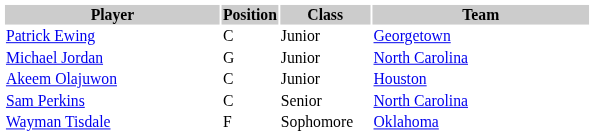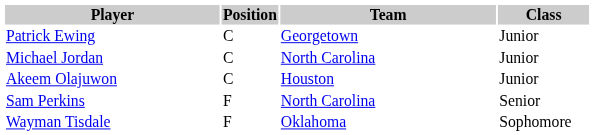columns swapped: (325, 14) <-> (481, 14)
(229, 57) G -> (228, 57) C
(228, 101) C -> (227, 101) F
